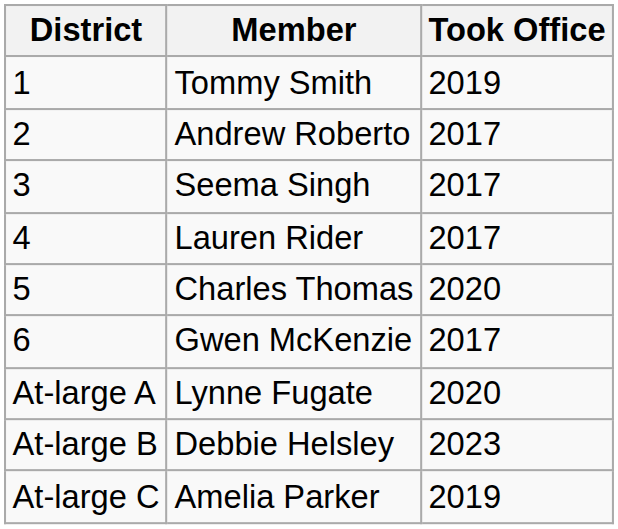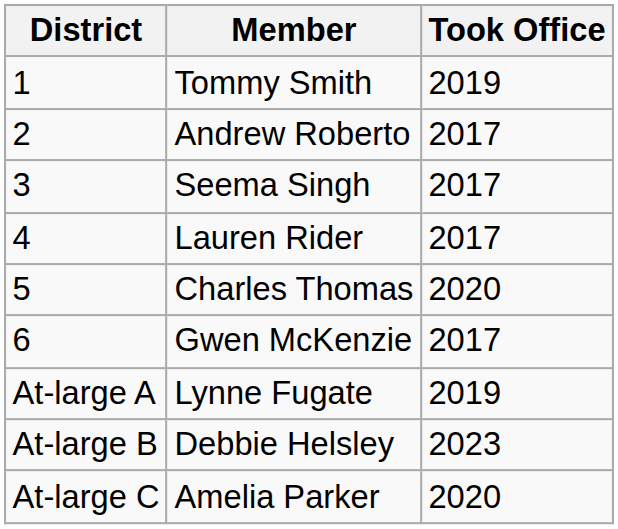(465, 392) 2020 -> (465, 392) 2019
(465, 496) 2019 -> (465, 496) 2020
